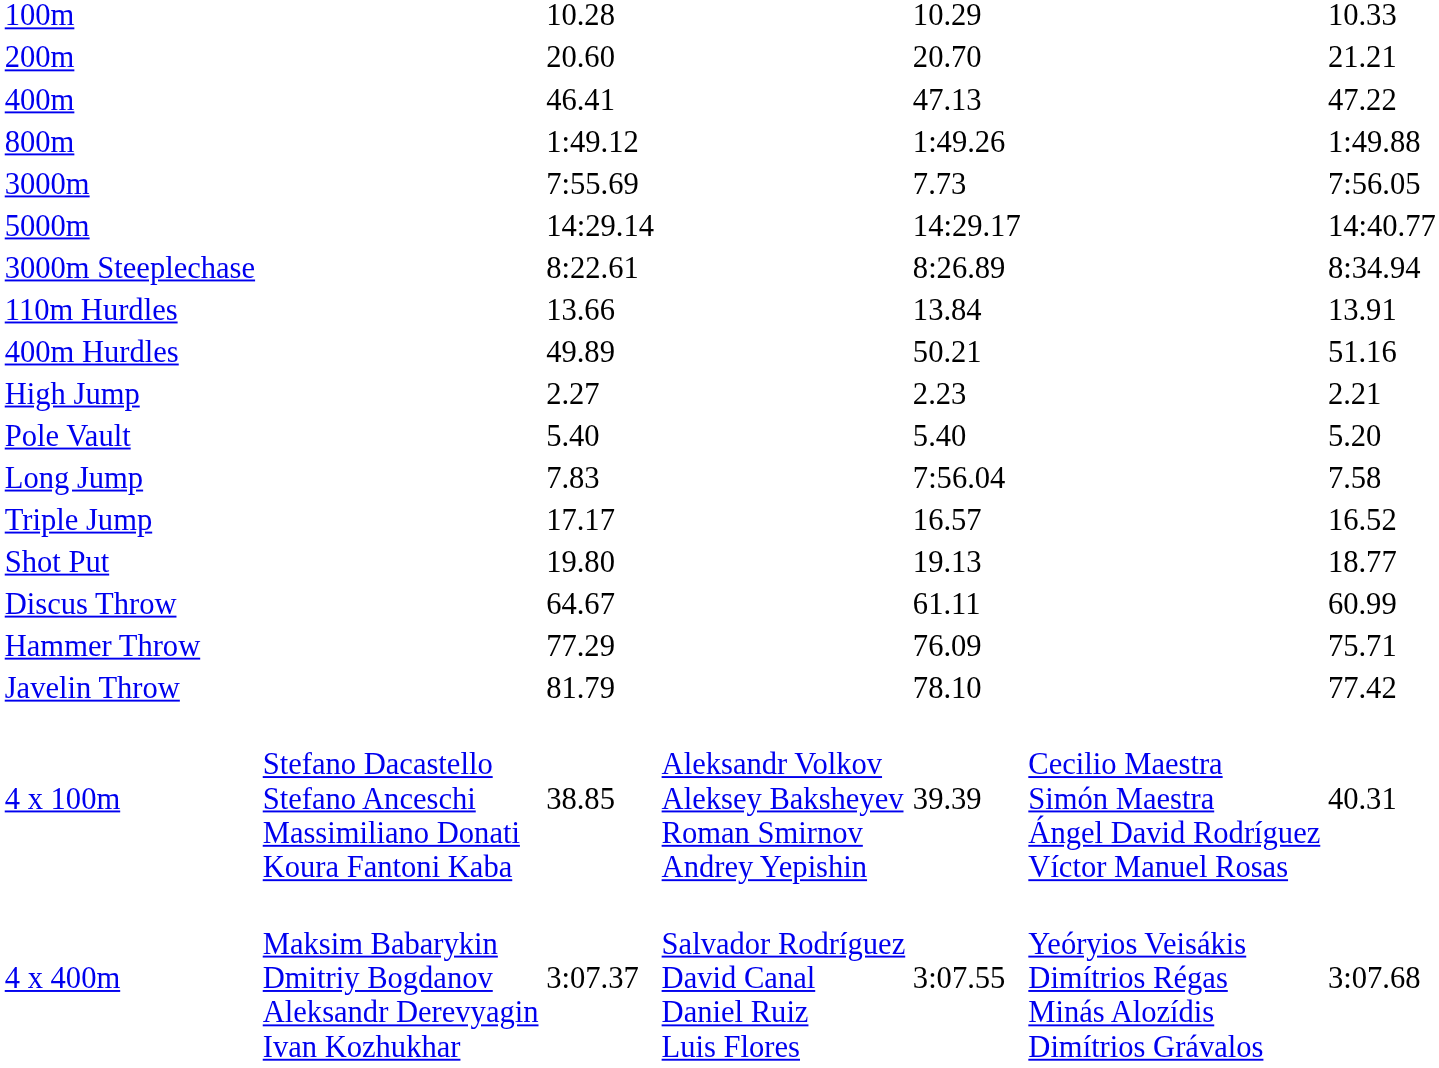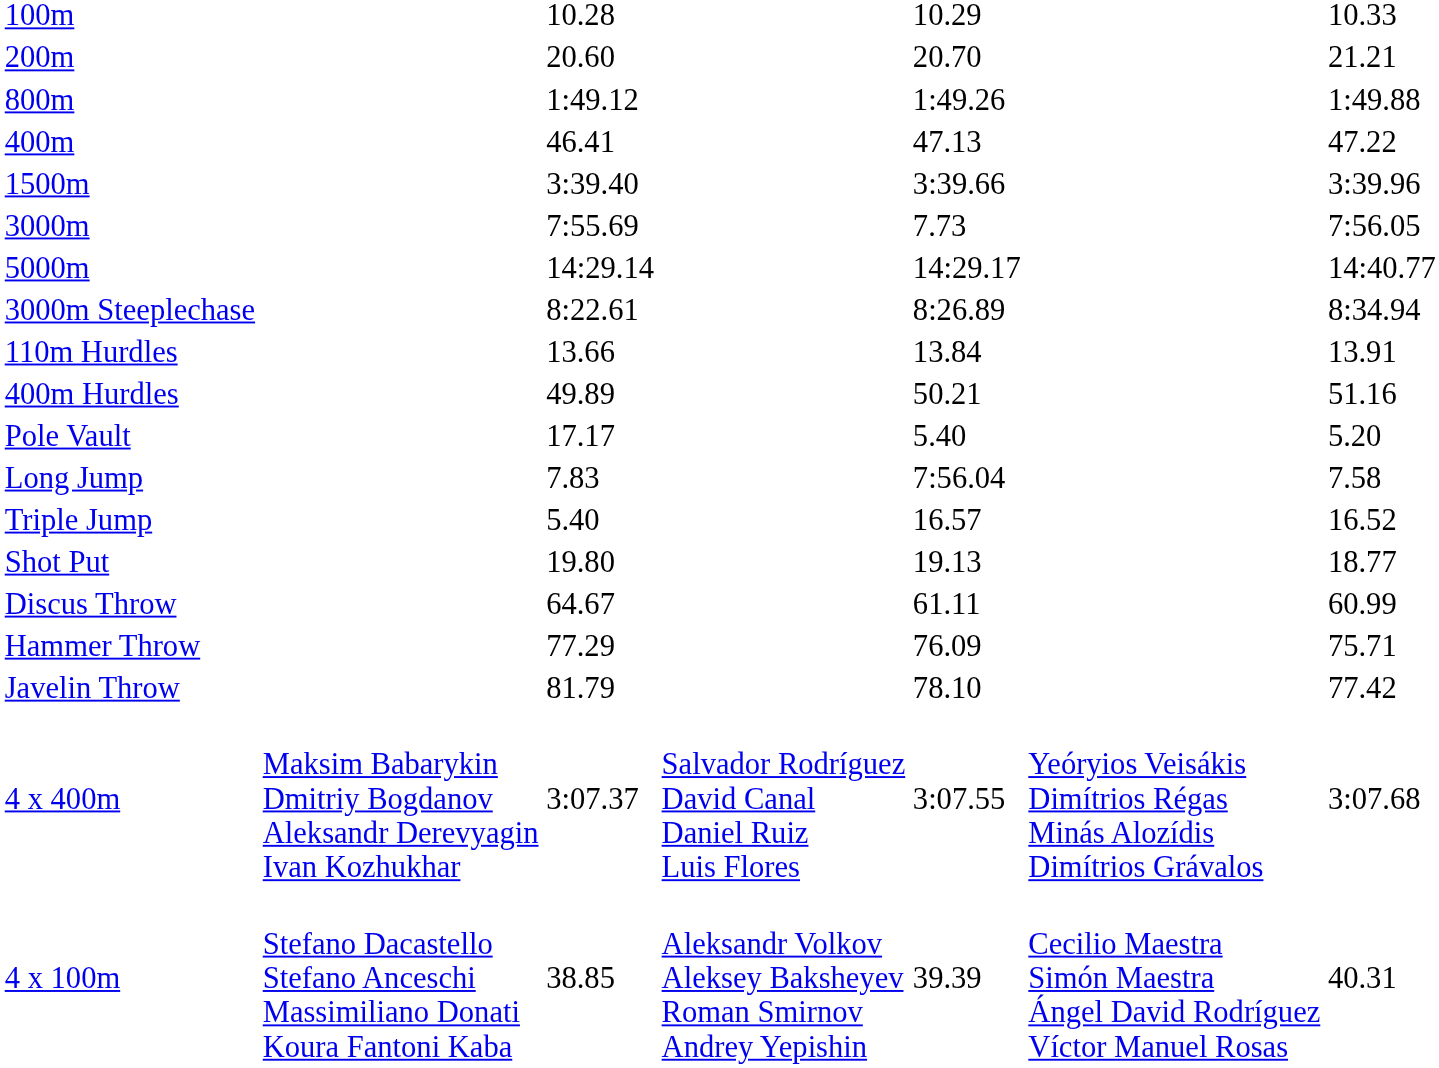rows swapped: (40, 99) <-> (40, 141)
+ row: (47, 183)
- row: (72, 393)
(573, 435) 5.40 -> (581, 435) 17.17
(581, 519) 17.17 -> (573, 519) 5.40
rows swapped: (62, 798) <-> (62, 978)
